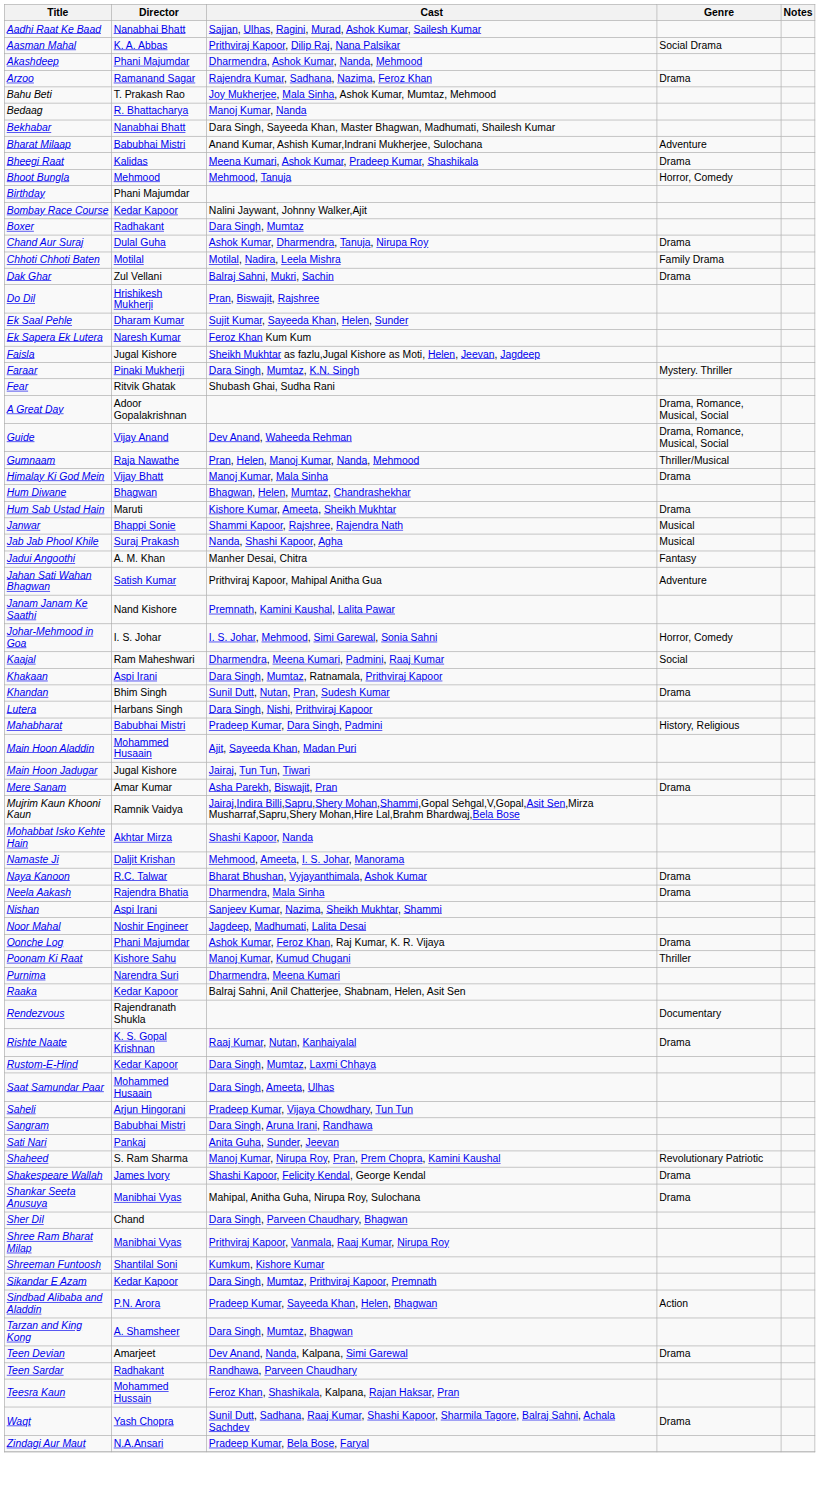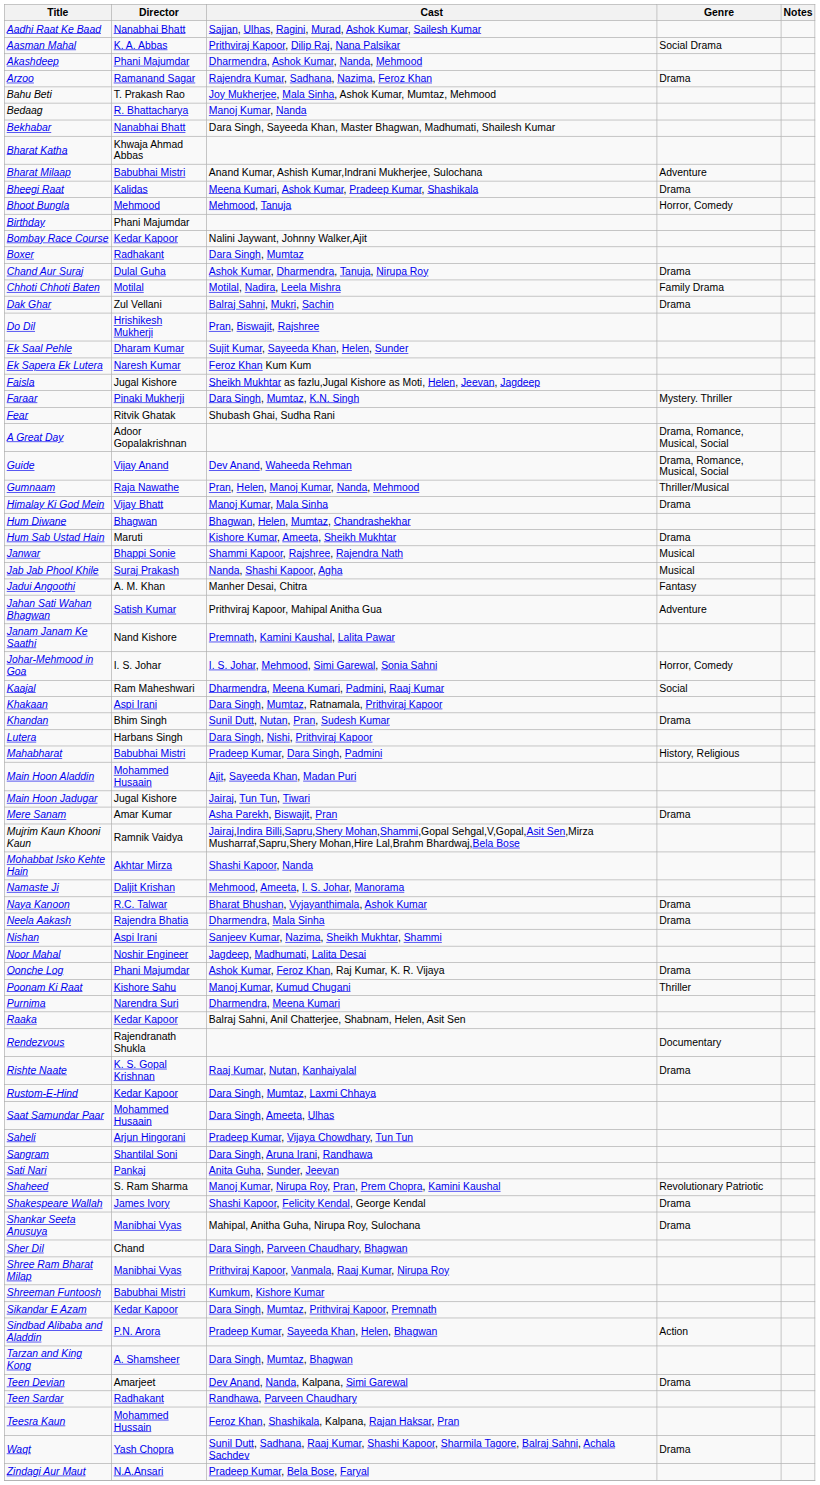+ row: (37, 150)
(150, 1126) Babubhai Mistri -> (146, 1154) Shantilal Soni
(146, 1265) Shantilal Soni -> (150, 1293) Babubhai Mistri
